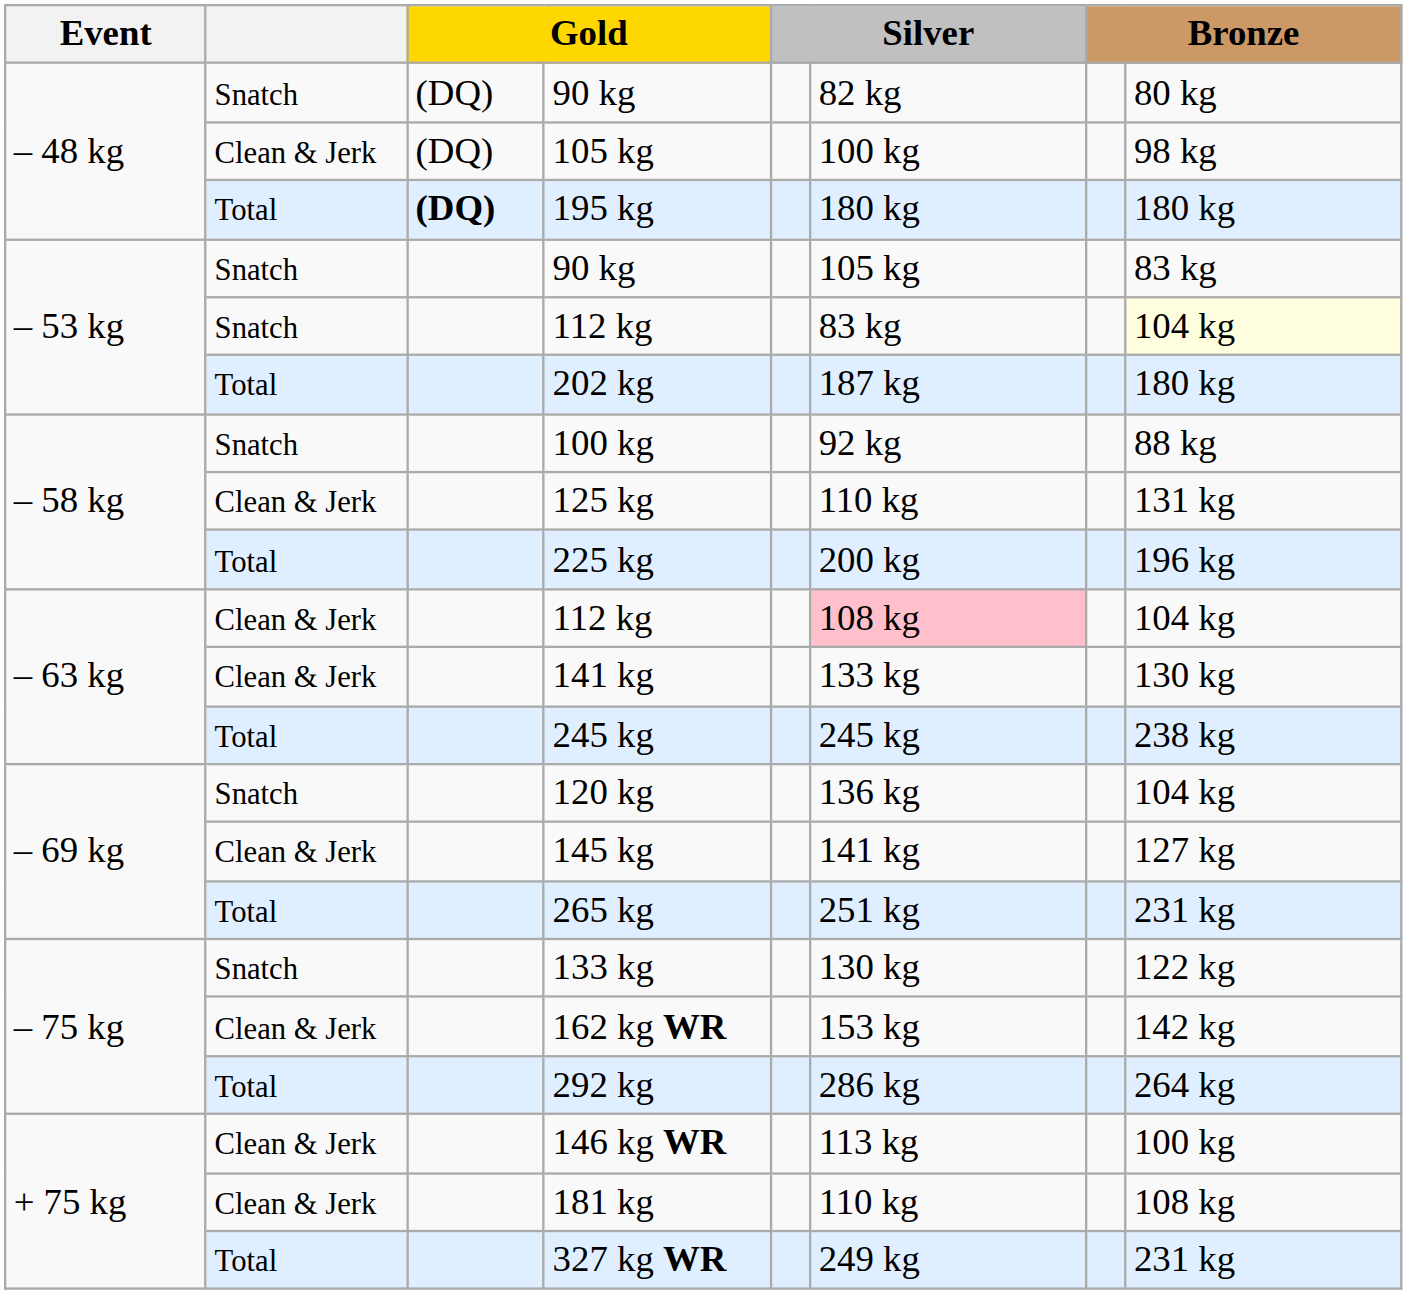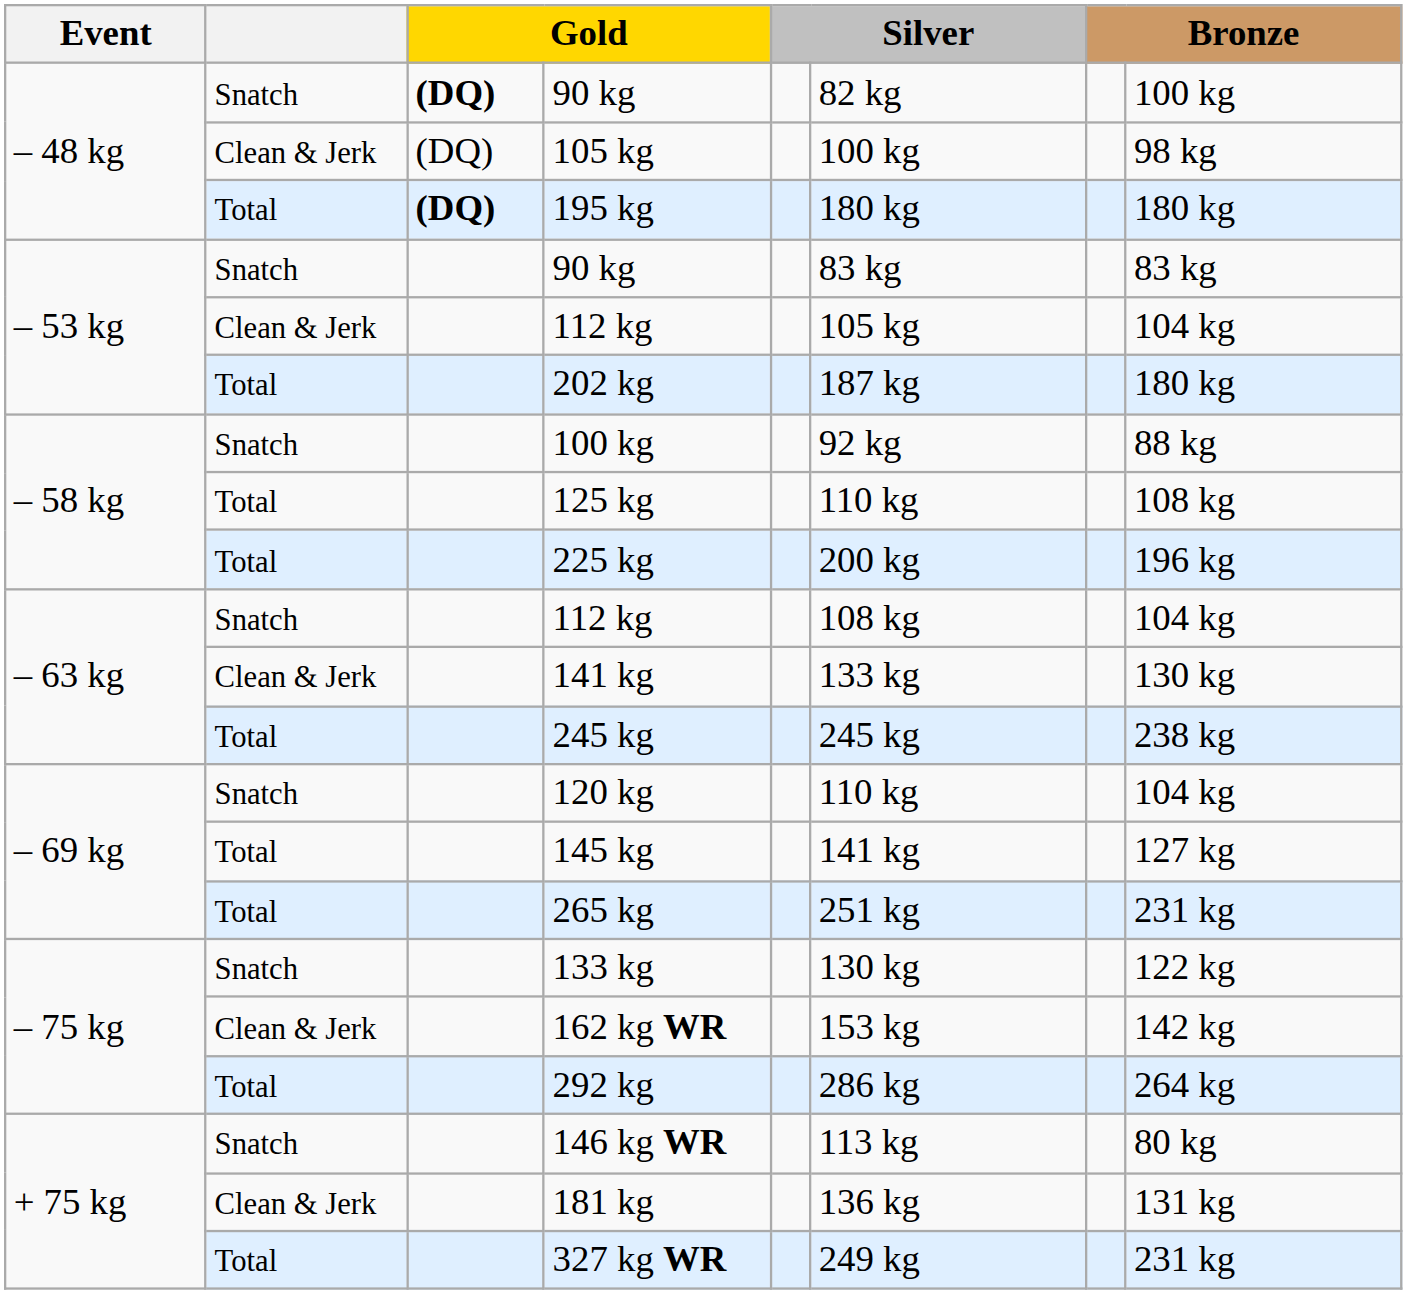(454, 92) normal -> (455, 92) bold
(1175, 92) 80 kg -> (1185, 92) 100 kg
(869, 267) 105 kg -> (860, 267) 83 kg
(256, 327) Snatch -> (295, 327) Clean & Jerk
(860, 325) 83 kg -> (869, 325) 105 kg
(1185, 325) lightyellow background -> (1185, 325) no background
(295, 502) Clean & Jerk -> (246, 502) Total
(1185, 500) 131 kg -> (1185, 500) 108 kg
(295, 619) Clean & Jerk -> (256, 619) Snatch
(869, 617) pink background -> (869, 617) no background
(869, 792) 136 kg -> (869, 792) 110 kg
(295, 853) Clean & Jerk -> (246, 853) Total
(295, 1144) Clean & Jerk -> (256, 1144) Snatch
(1185, 1142) 100 kg -> (1175, 1142) 80 kg
(869, 1200) 110 kg -> (869, 1200) 136 kg
(1185, 1200) 108 kg -> (1185, 1200) 131 kg
